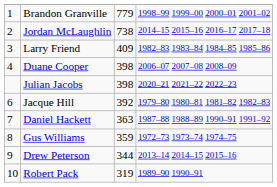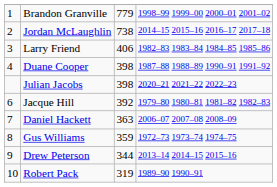(125, 48) 409 -> (125, 48) 406
(187, 66) 2006–07 2007–08 2008–09 -> (204, 66) 1987–88 1988–89 1990–91 1991–92
(204, 119) 1987–88 1988–89 1990–91 1991–92 -> (187, 119) 2006–07 2007–08 2008–09
